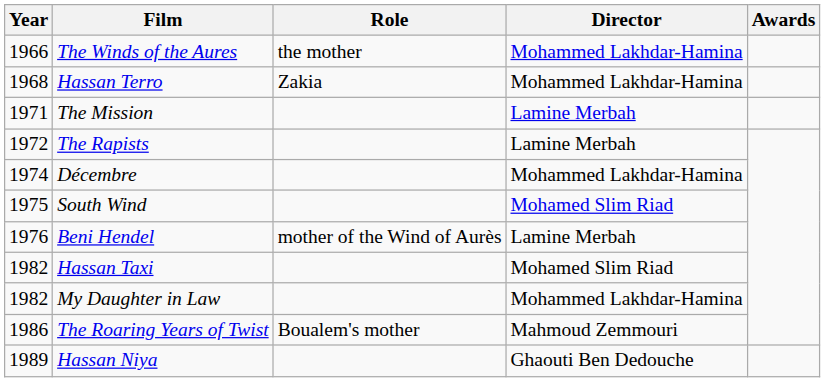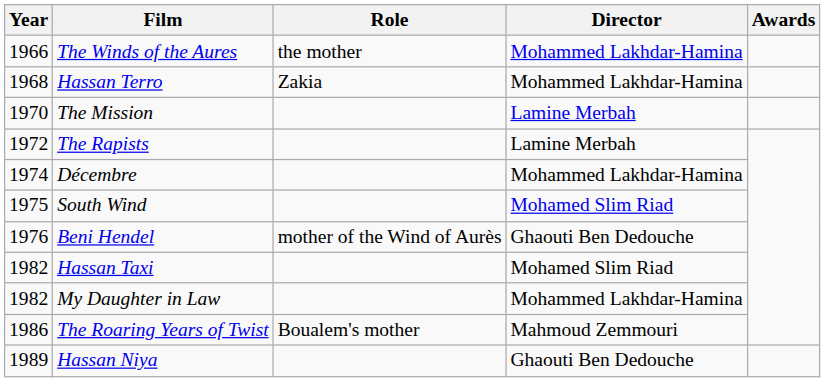(29, 112) 1971 -> (29, 112) 1970
(573, 236) Lamine Merbah -> (602, 236) Ghaouti Ben Dedouche
